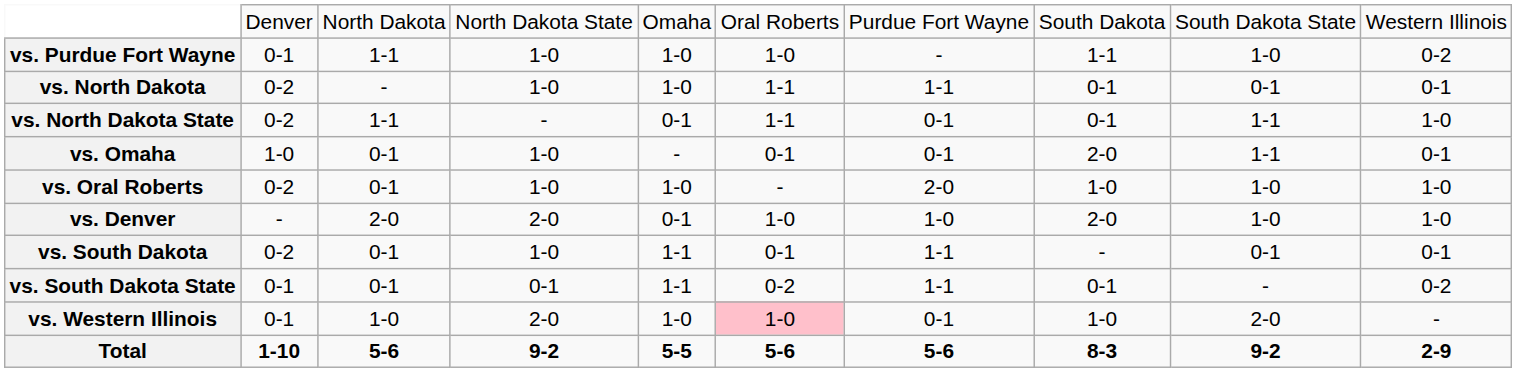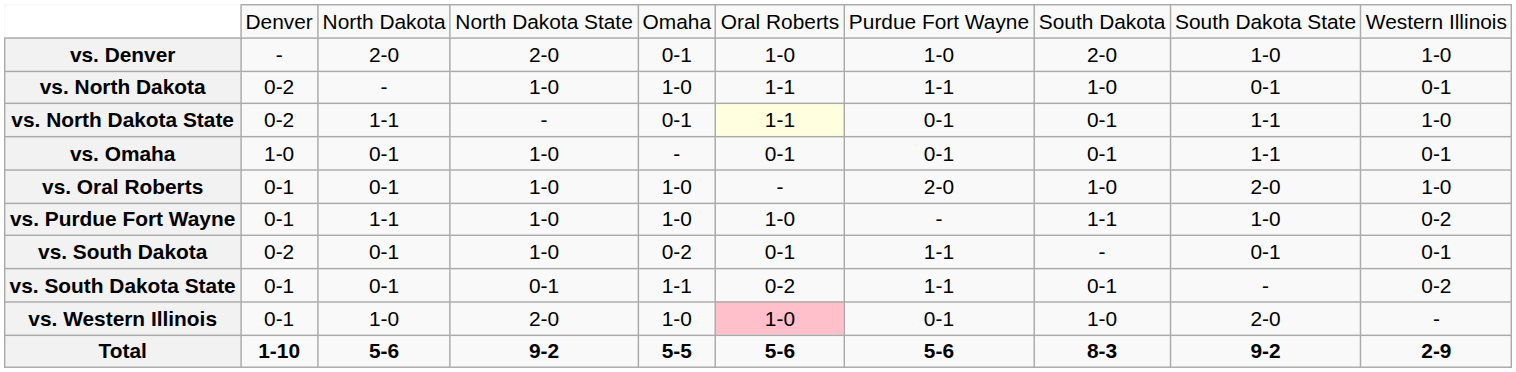rows swapped: (123, 220) <-> (123, 55)
(1102, 88) 0-1 -> (1102, 88) 1-0
(780, 121) no background -> (780, 121) lightyellow background
(1102, 154) 2-0 -> (1102, 154) 0-1
(279, 187) 0-2 -> (279, 187) 0-1
(1266, 187) 1-0 -> (1266, 187) 2-0
(677, 253) 1-1 -> (677, 253) 0-2
